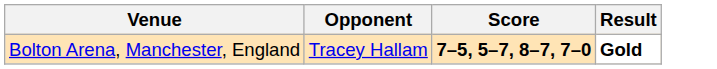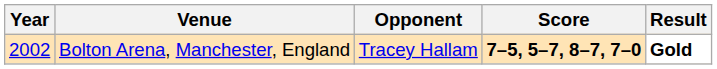+ column: (30, 20)
